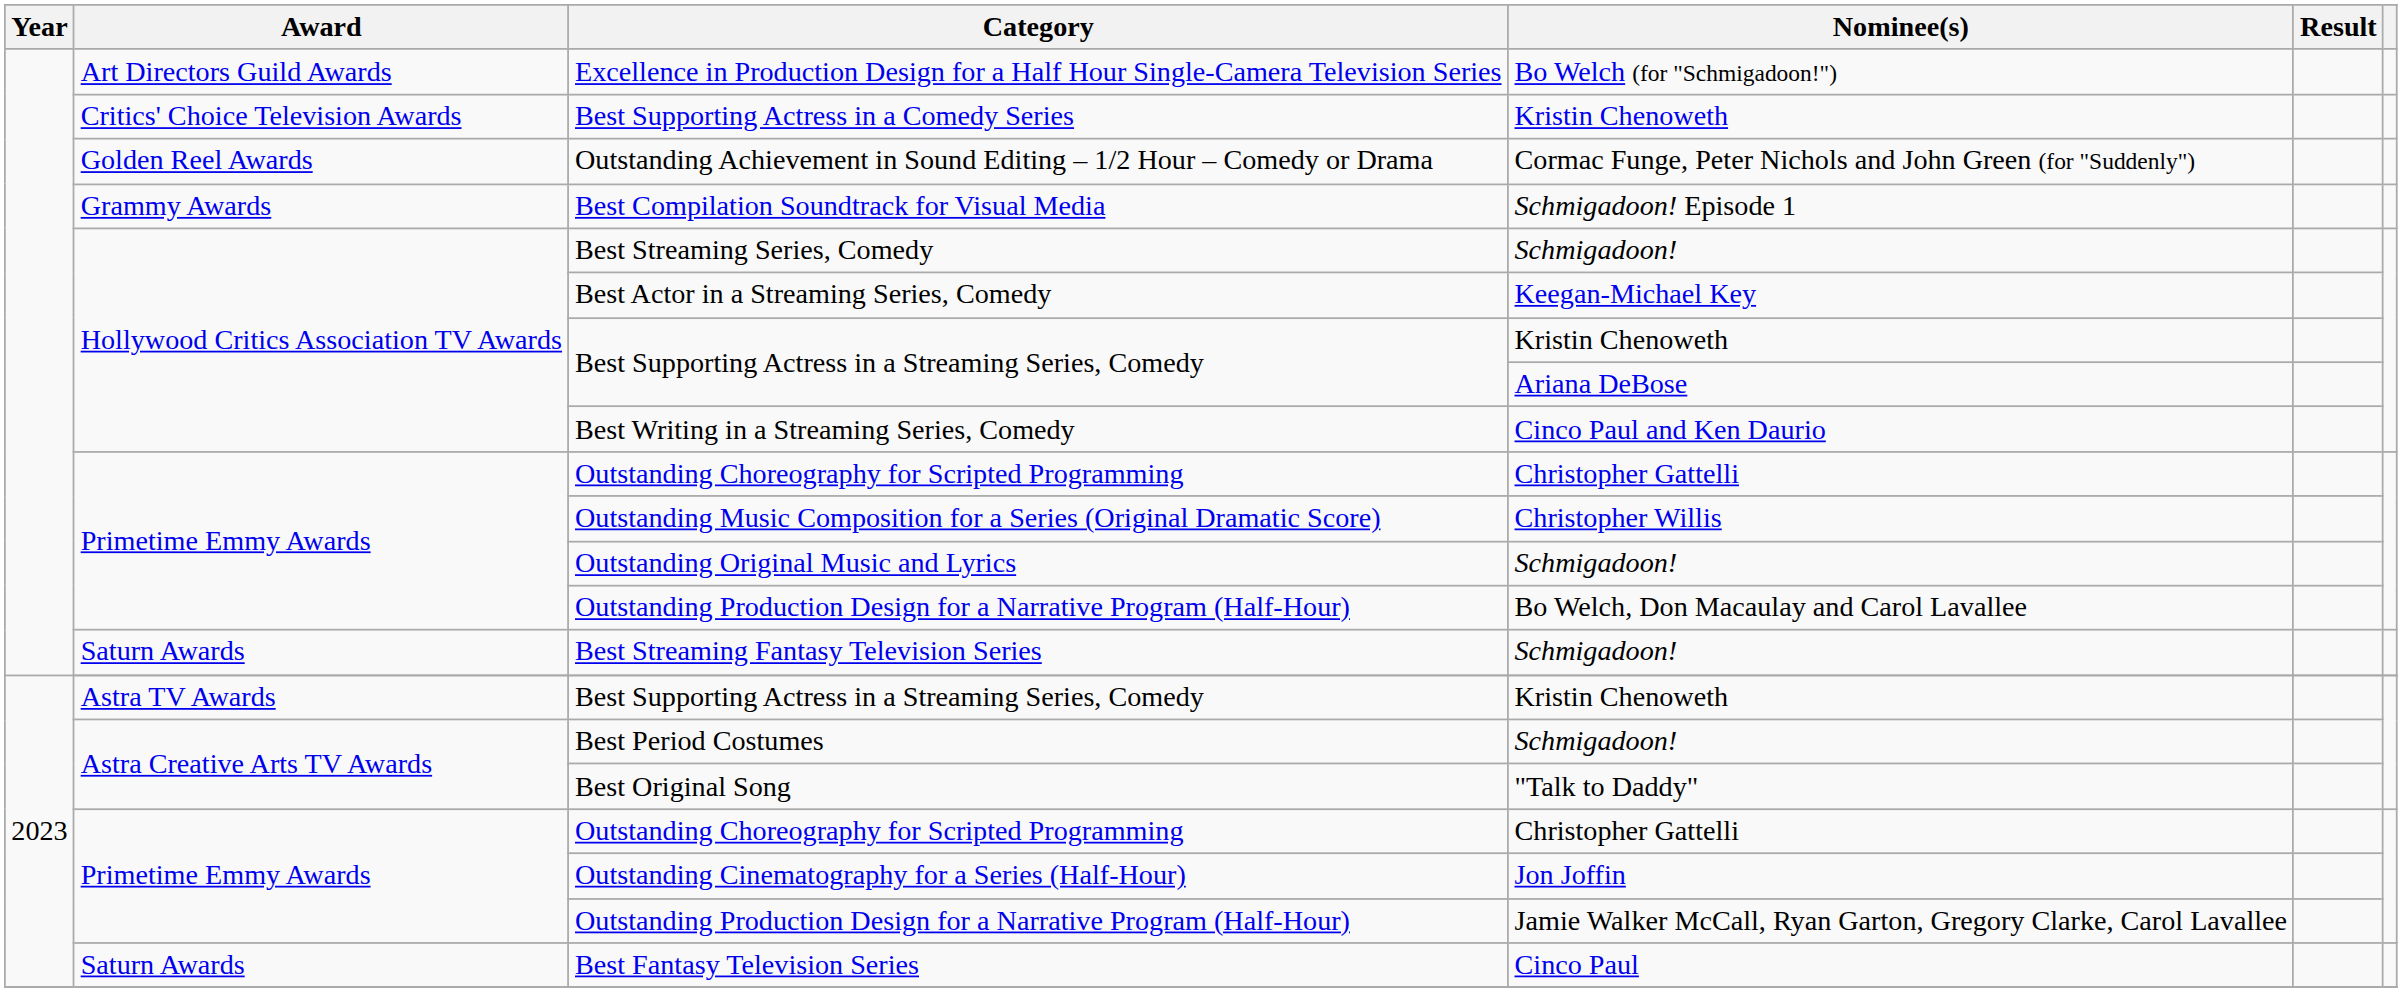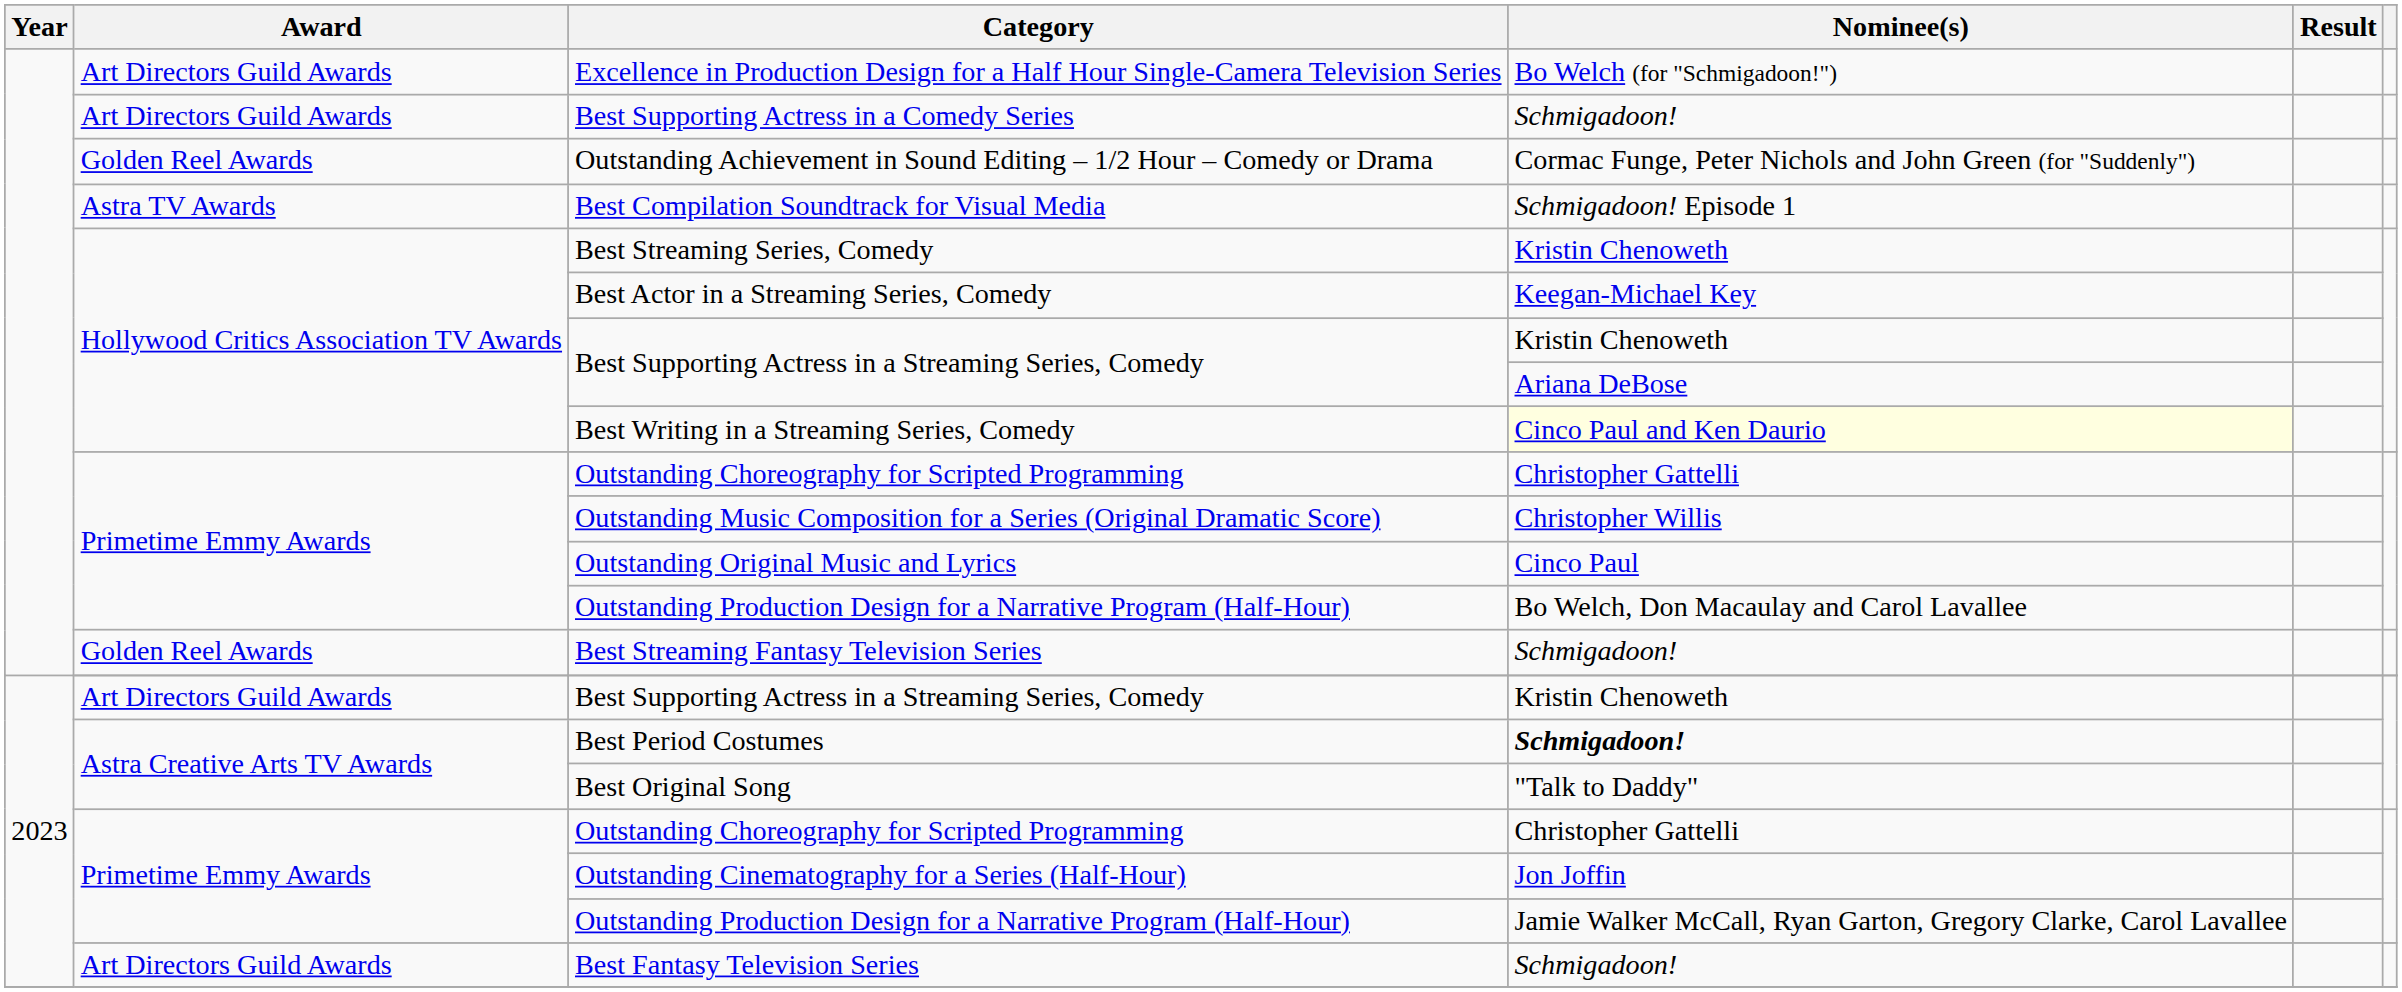(271, 116) Critics' Choice Television Awards -> (236, 116) Art Directors Guild Awards
(1621, 116) Kristin Chenoweth -> (1596, 116) Schmigadoon!
(176, 205) Grammy Awards -> (178, 205) Astra TV Awards
(1596, 250) Schmigadoon! -> (1621, 250) Kristin Chenoweth
(1670, 428) no background -> (1670, 428) lightyellow background
(1596, 562) Schmigadoon! -> (1577, 562) Cinco Paul
(163, 652) Saturn Awards -> (197, 652) Golden Reel Awards
(178, 696) Astra TV Awards -> (236, 696) Art Directors Guild Awards
(1596, 741) normal -> (1600, 741) bold
(163, 964) Saturn Awards -> (236, 964) Art Directors Guild Awards
(1577, 964) Cinco Paul -> (1596, 964) Schmigadoon!
